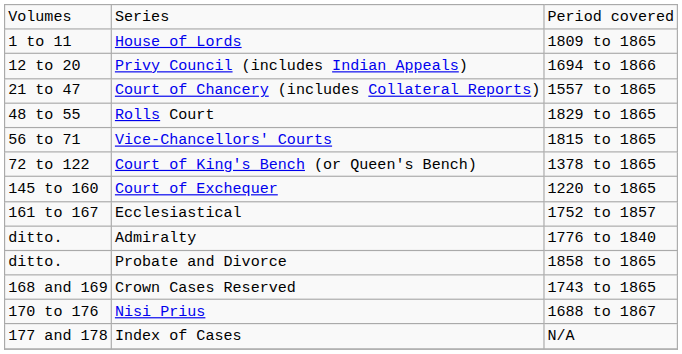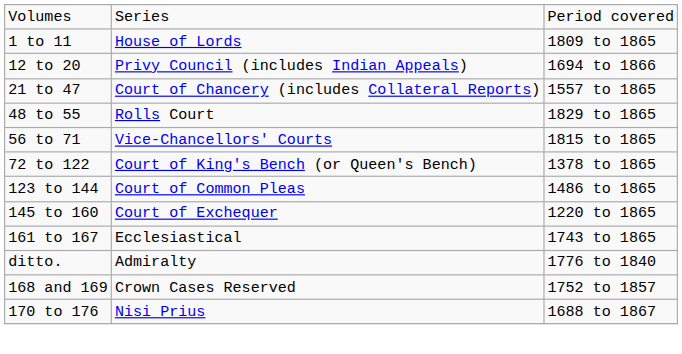+ row: (210, 189)
(602, 213) 1752 to 1857 -> (602, 238) 1743 to 1865
- row: (201, 263)
(602, 287) 1743 to 1865 -> (602, 287) 1752 to 1857
- row: (178, 336)
